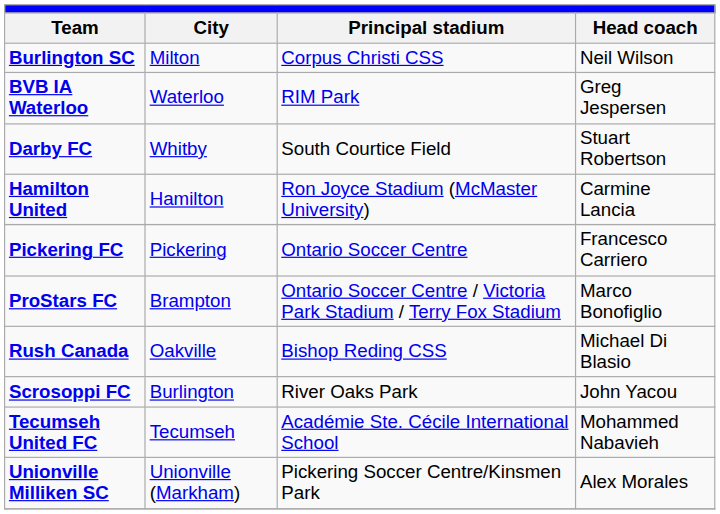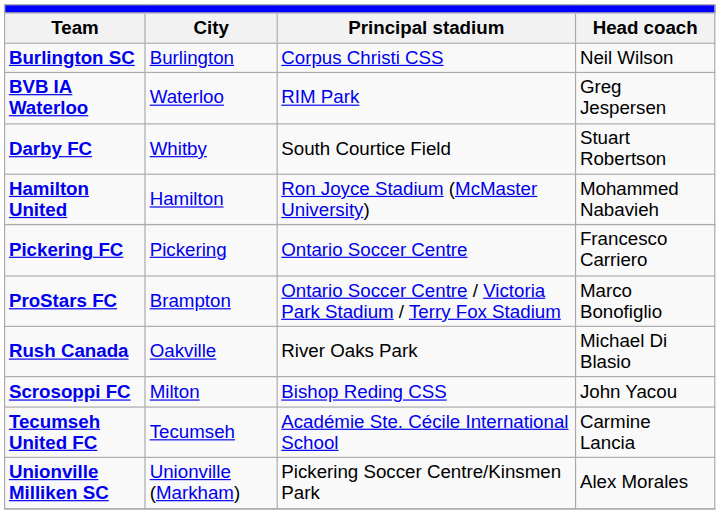(175, 57) Milton -> (192, 57) Burlington
(615, 199) Carmine Lancia -> (629, 199) Mohammed Nabavieh
(364, 351) Bishop Reding CSS -> (349, 351) River Oaks Park
(192, 391) Burlington -> (175, 391) Milton
(349, 391) River Oaks Park -> (364, 391) Bishop Reding CSS
(629, 432) Mohammed Nabavieh -> (615, 432) Carmine Lancia
